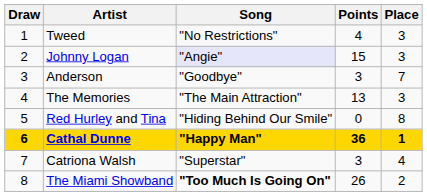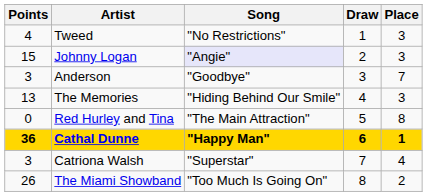columns swapped: (24, 14) <-> (358, 14)
(240, 98) "The Main Attraction" -> (264, 98) "Hiding Behind Our Smile"
(256, 118) "Hiding Behind Our Smile" -> (248, 118) "The Main Attraction"
(255, 181) bold -> (257, 181) normal
